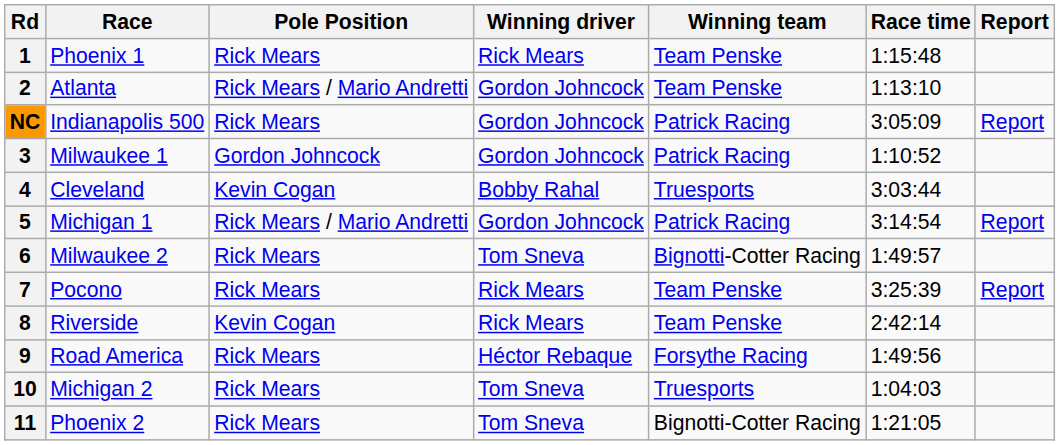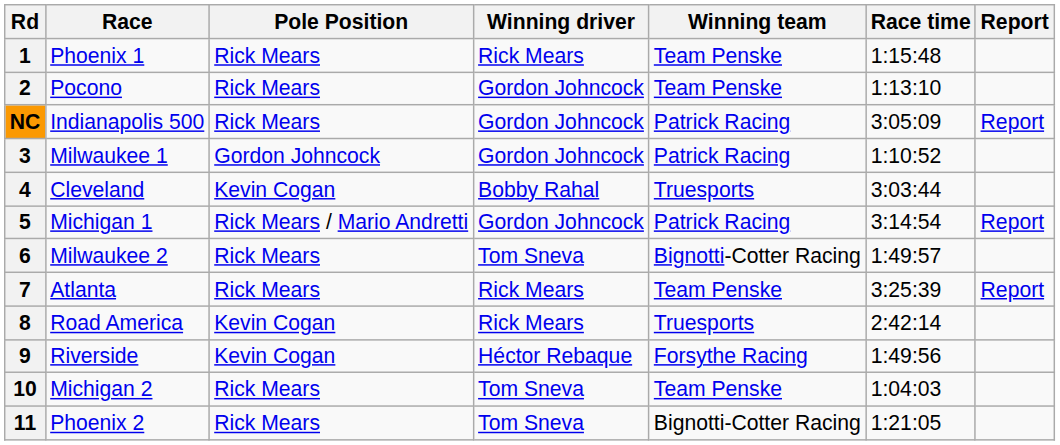(83, 89) Atlanta -> (86, 89) Pocono
(341, 89) Rick Mears / Mario Andretti -> (267, 89) Rick Mears
(86, 289) Pocono -> (83, 289) Atlanta
(94, 323) Riverside -> (117, 323) Road America
(718, 323) Team Penske -> (704, 323) Truesports
(117, 356) Road America -> (94, 356) Riverside
(267, 356) Rick Mears -> (275, 356) Kevin Cogan
(704, 390) Truesports -> (718, 390) Team Penske
